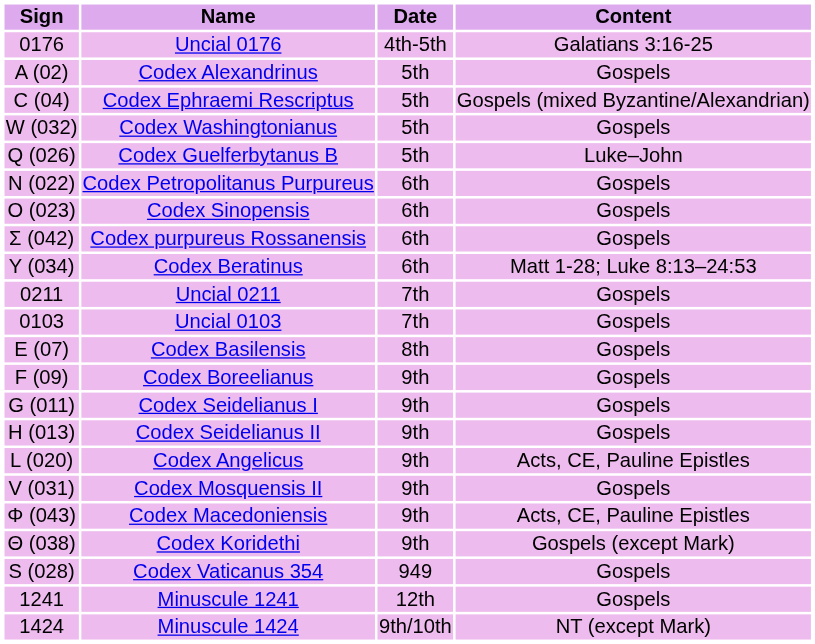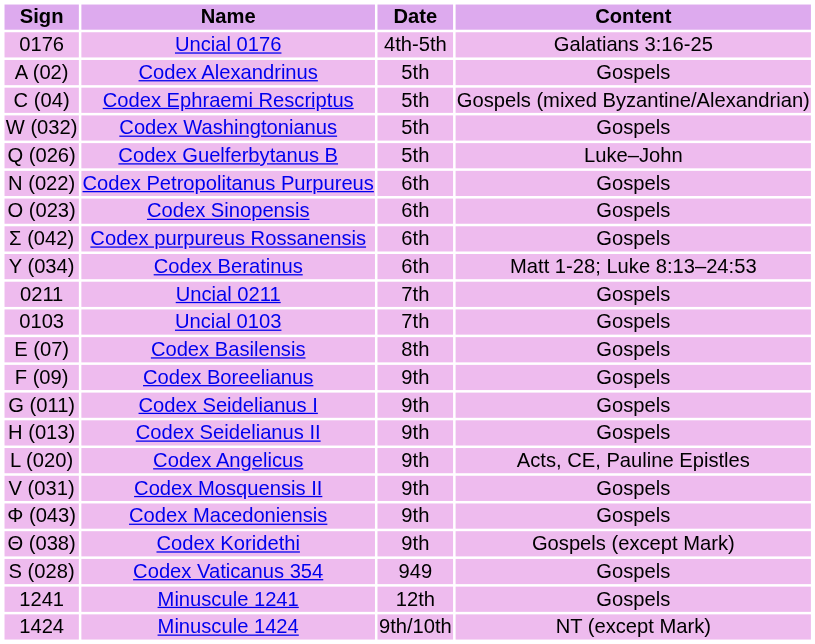(633, 515) Acts, CE, Pauline Epistles -> (633, 515) Gospels
